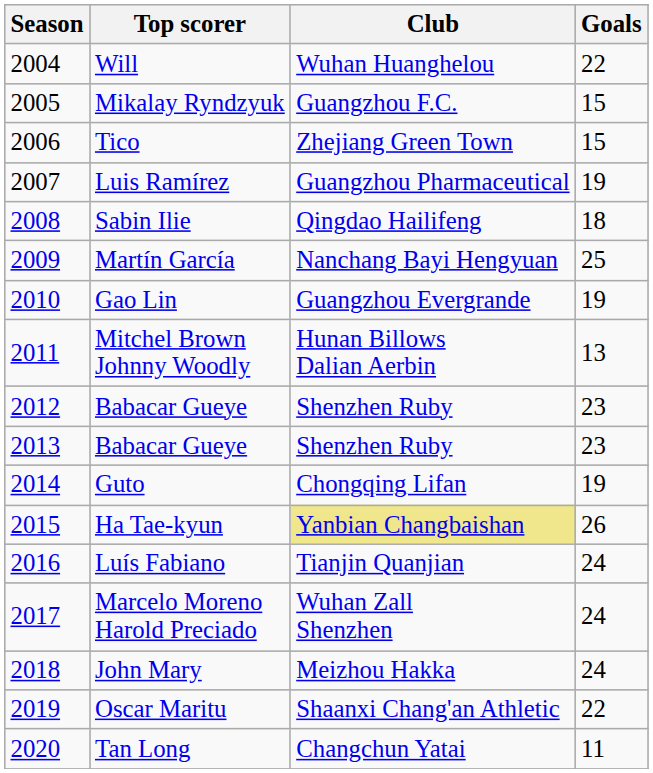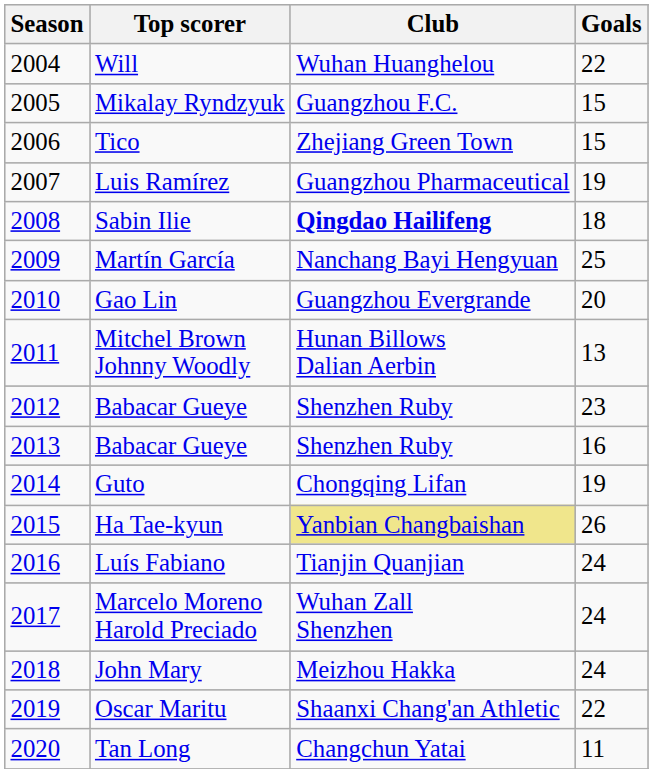(389, 220) normal -> (394, 220) bold
(593, 299) 19 -> (593, 299) 20
(593, 445) 23 -> (593, 445) 16
